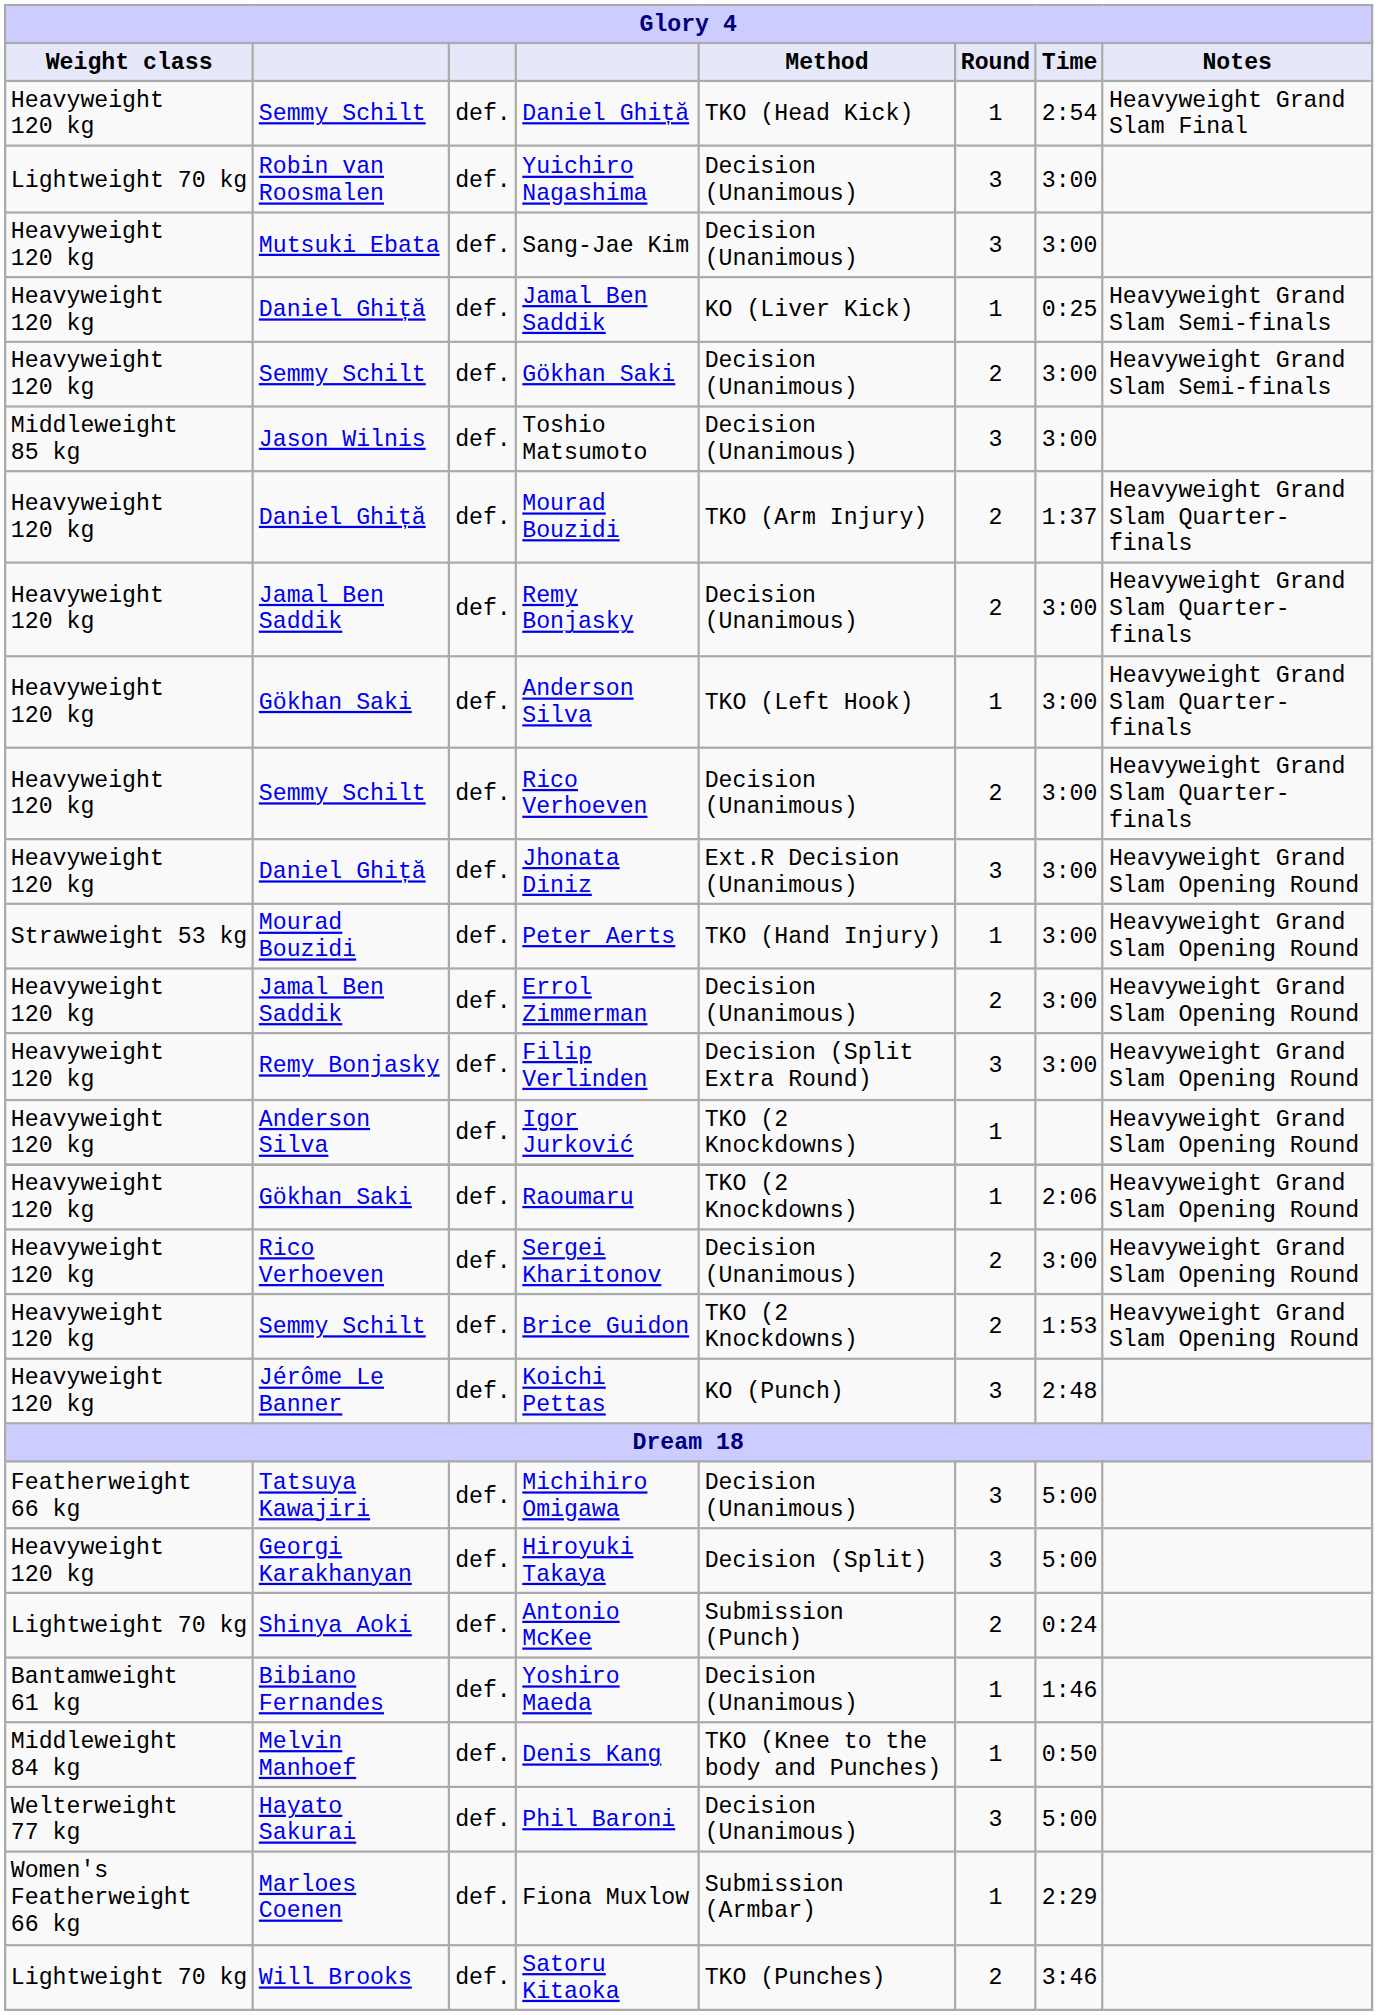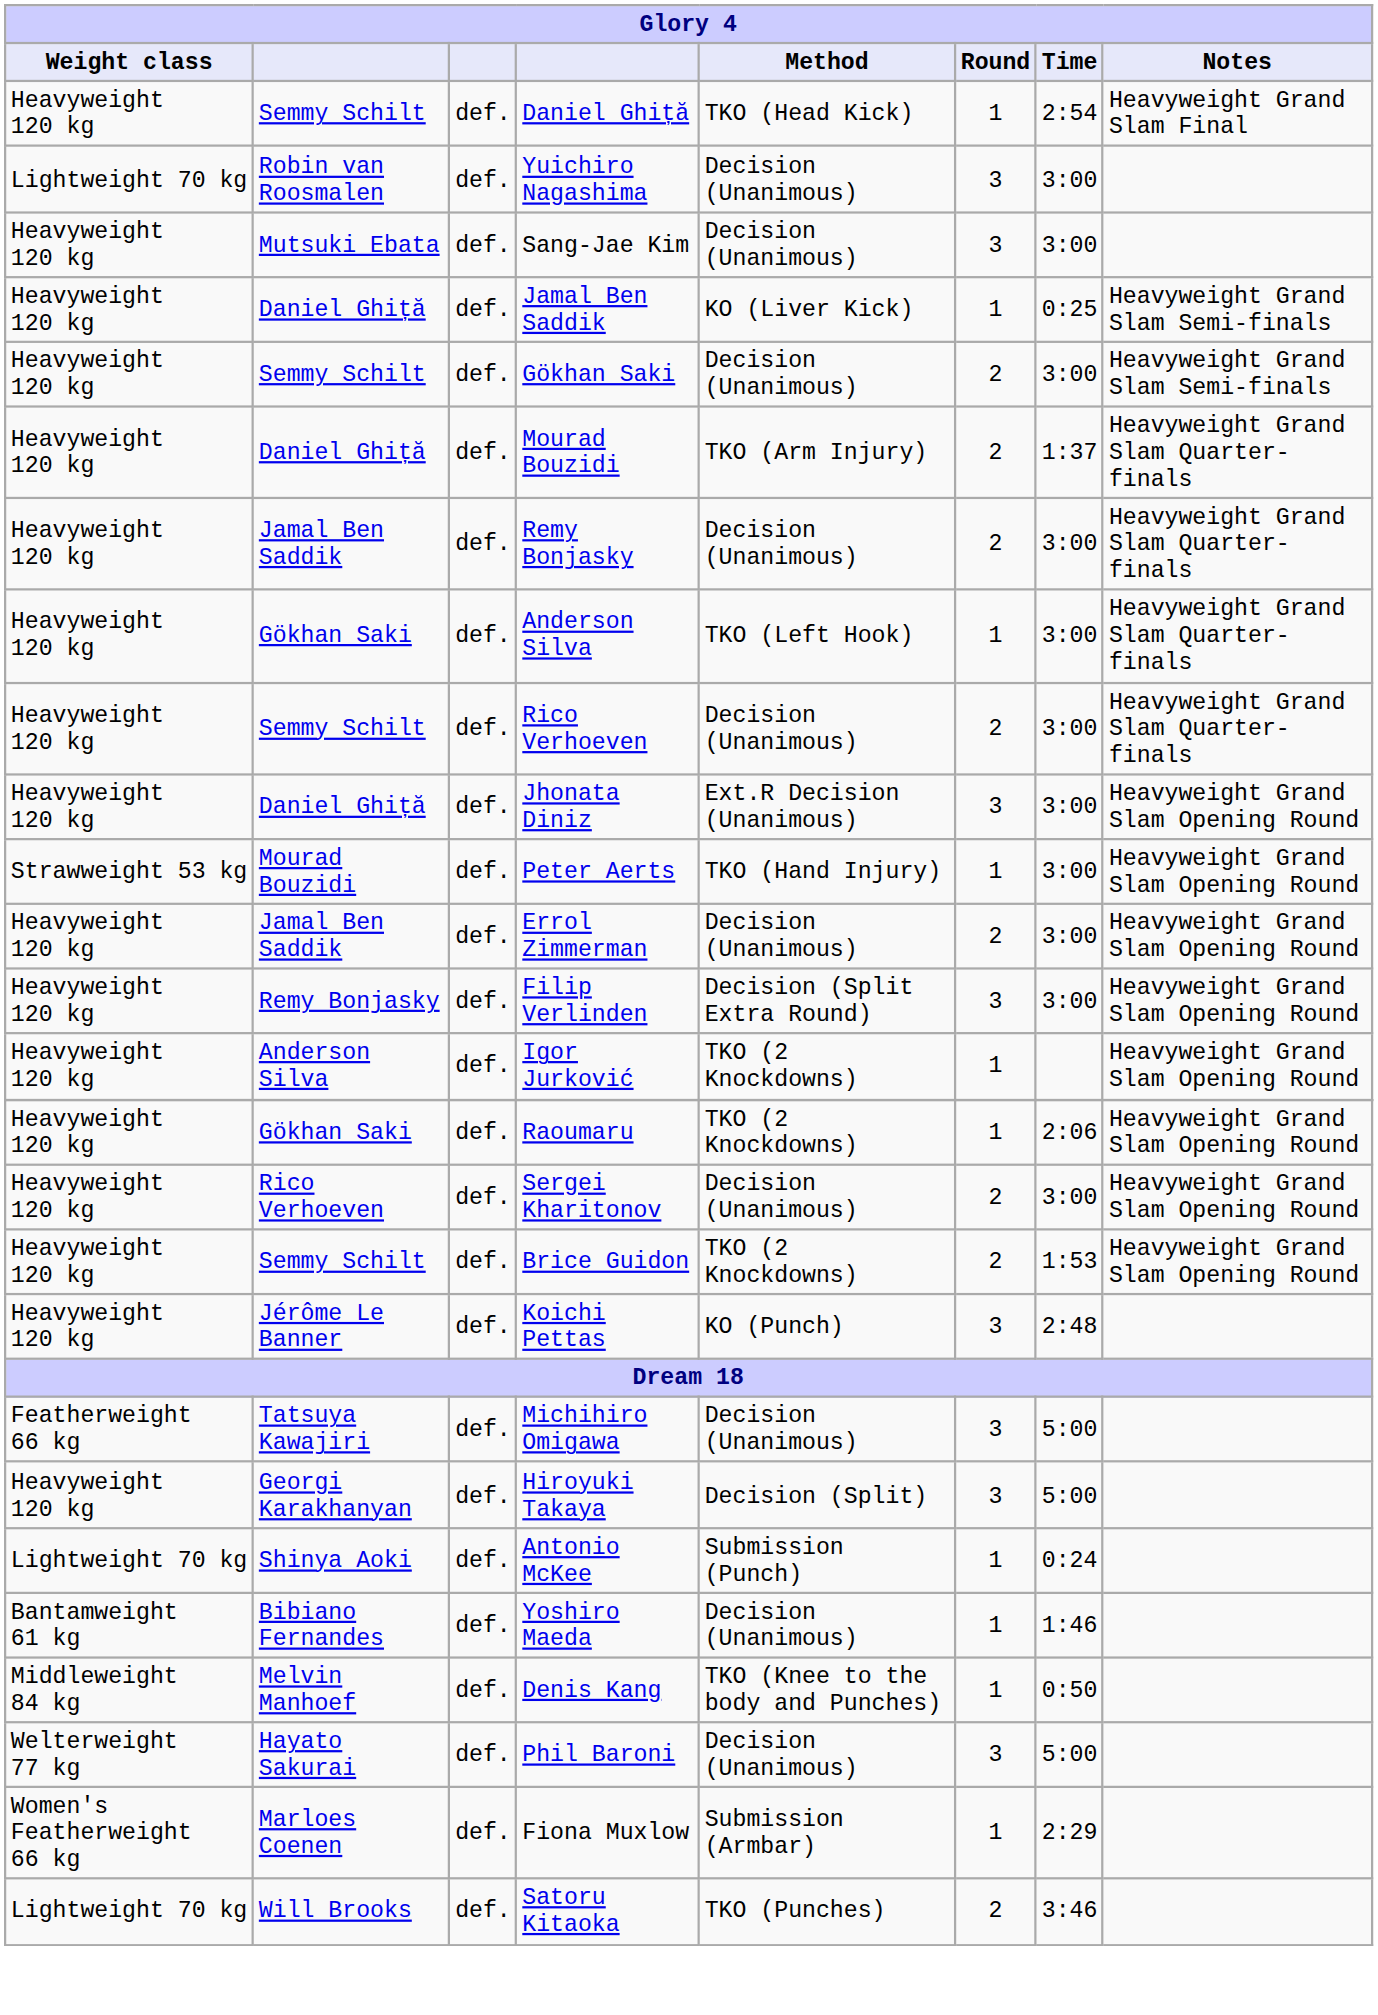- row: (585, 440)
(996, 1625) 2 -> (996, 1560) 1
